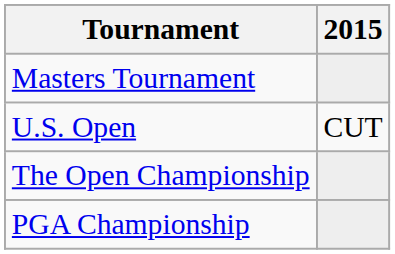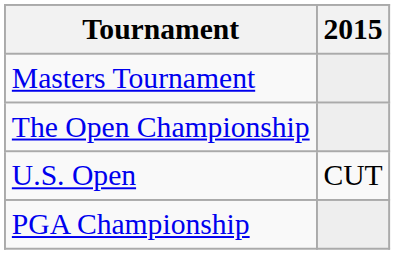rows swapped: (74, 126) <-> (161, 175)
